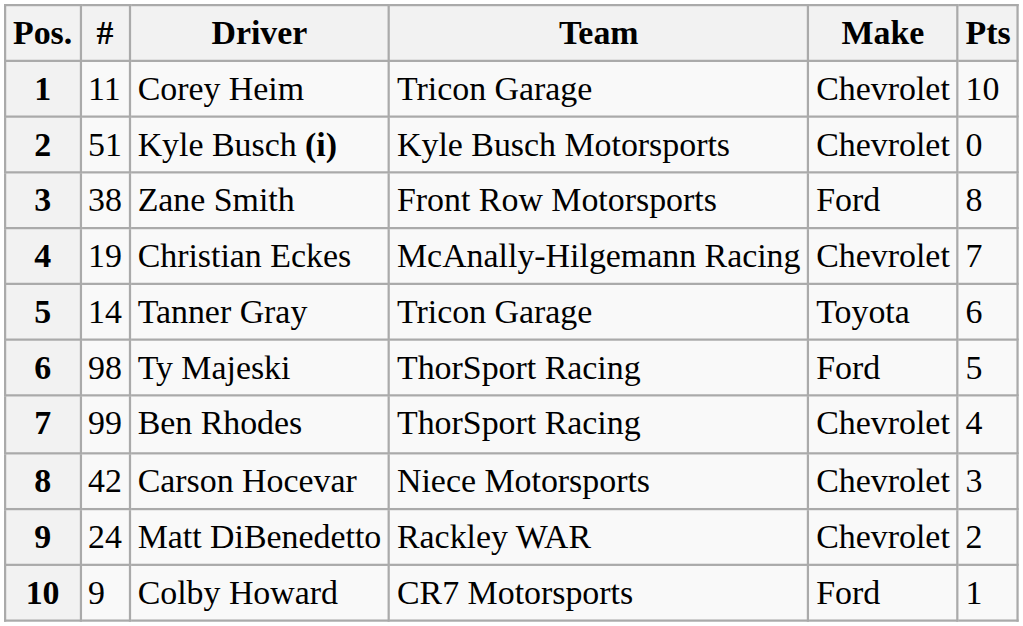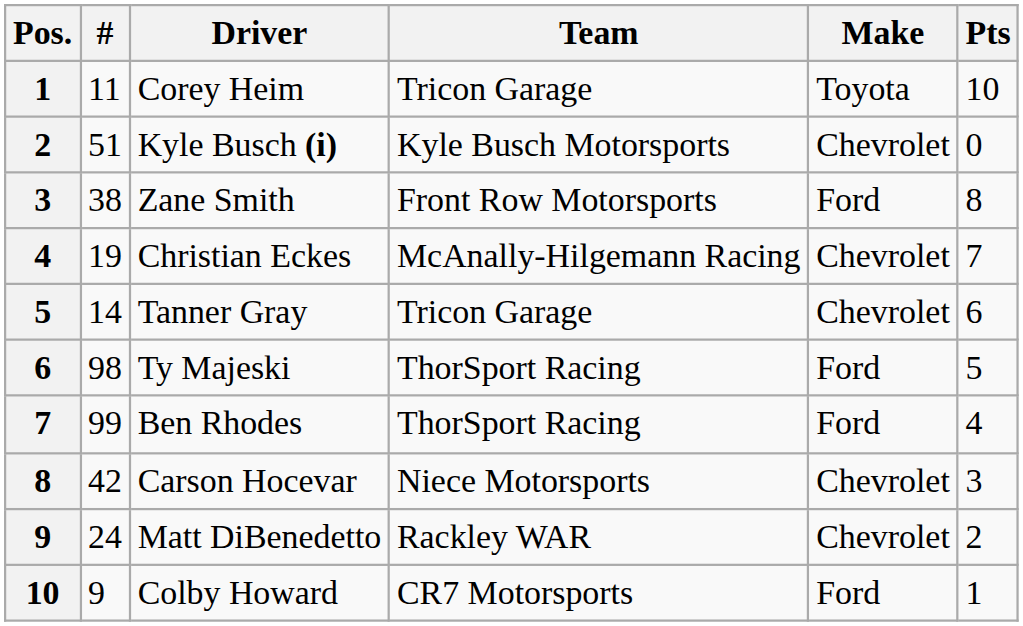(883, 88) Chevrolet -> (863, 88) Toyota
(863, 312) Toyota -> (883, 312) Chevrolet
(883, 423) Chevrolet -> (848, 423) Ford
